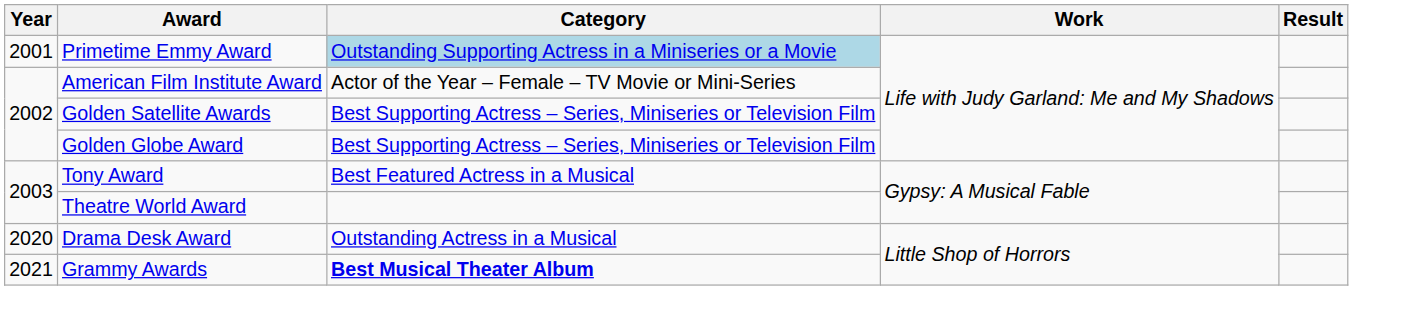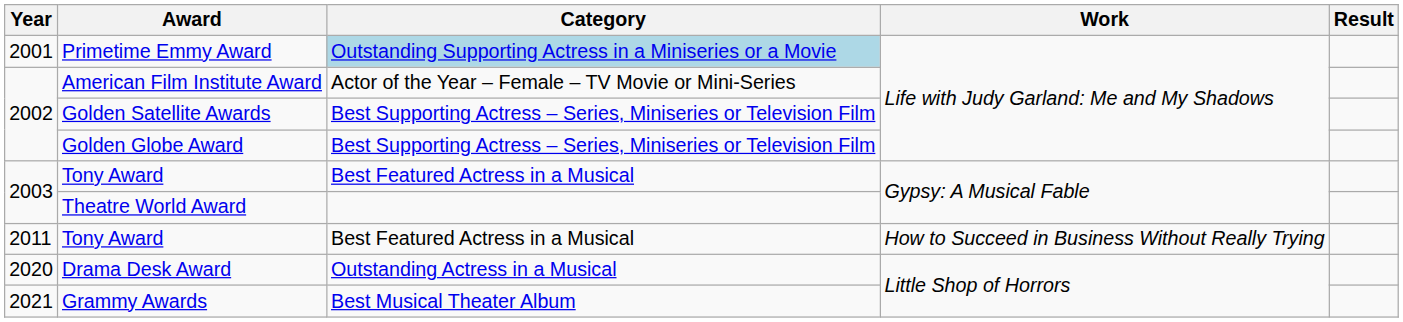+ row: (30, 238)
(462, 269) bold -> (453, 301) normal
